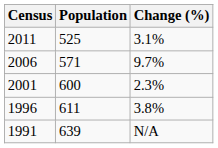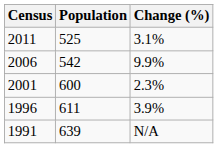(70, 62) 571 -> (70, 62) 542
(149, 62) 9.7% -> (149, 62) 9.9%
(149, 108) 3.8% -> (149, 108) 3.9%
